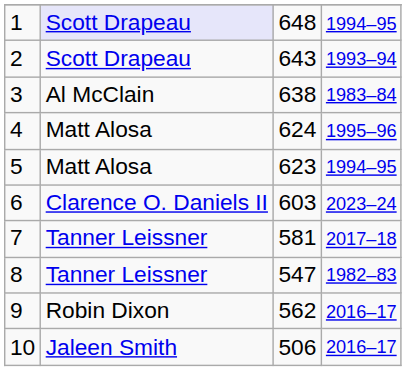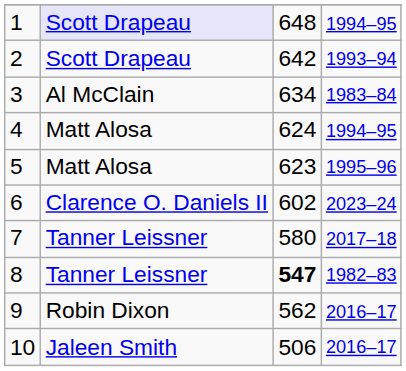(297, 58) 643 -> (297, 58) 642
(297, 94) 638 -> (297, 94) 634
(361, 131) 1995–96 -> (361, 131) 1994–95
(361, 167) 1994–95 -> (361, 167) 1995–96
(297, 202) 603 -> (297, 202) 602
(297, 238) 581 -> (297, 238) 580
(297, 274) normal -> (297, 274) bold
